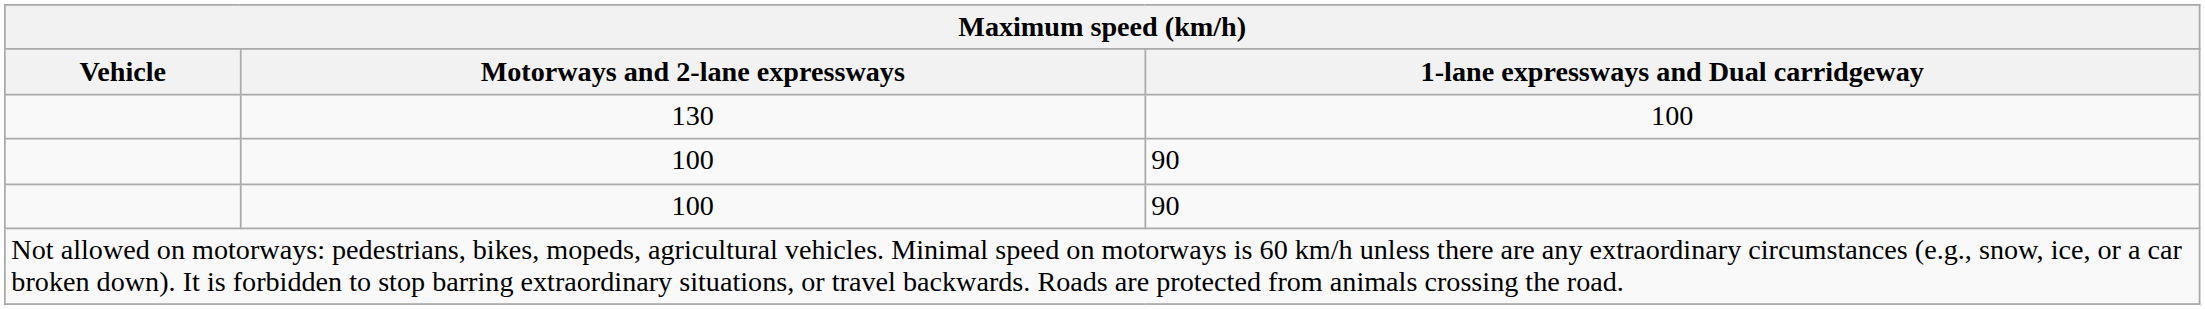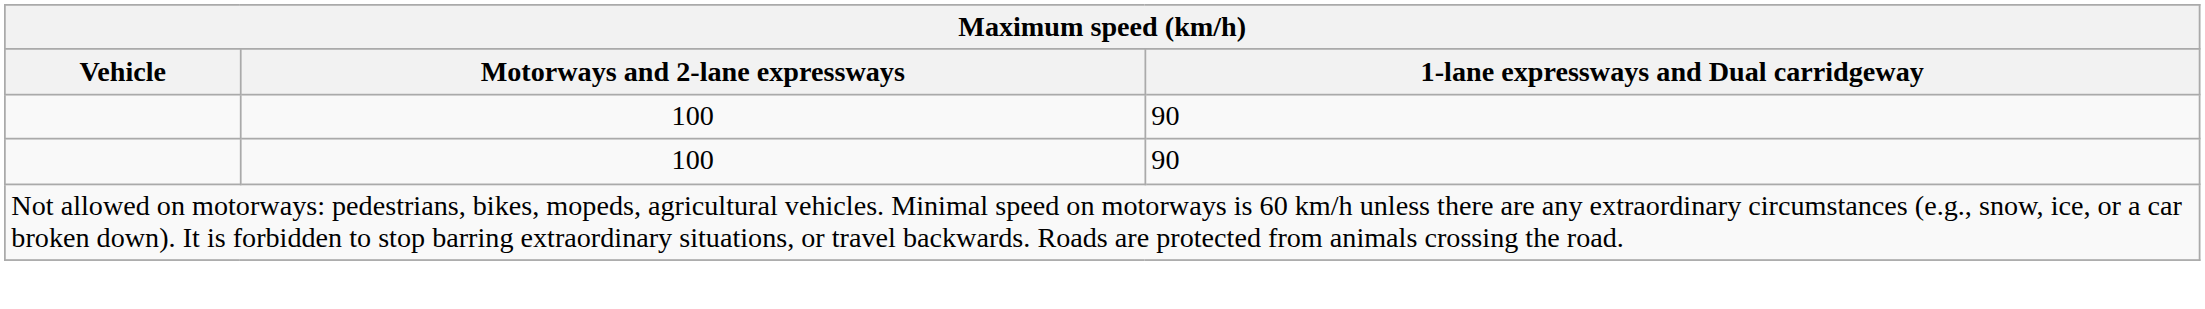- row: (693, 116)
